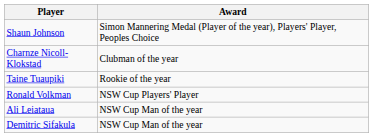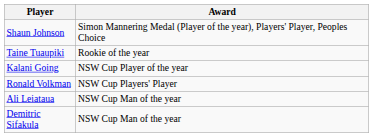- row: (37, 58)
+ row: (33, 68)
